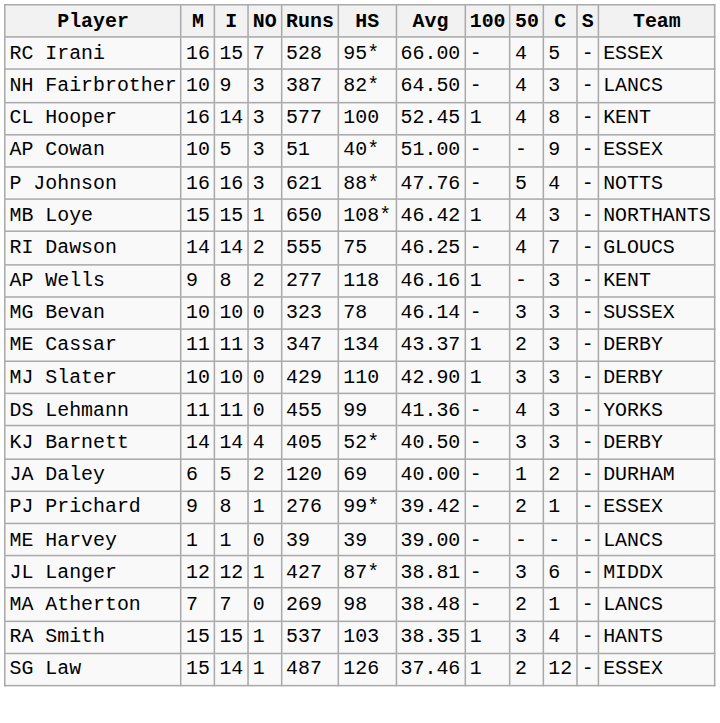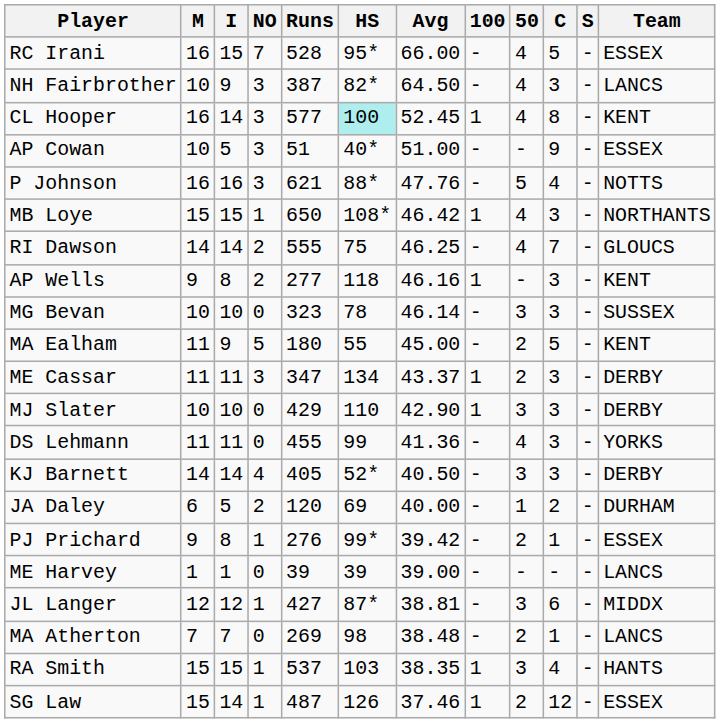(361, 118) no background -> (361, 118) paleturquoise background
+ row: (63, 345)
